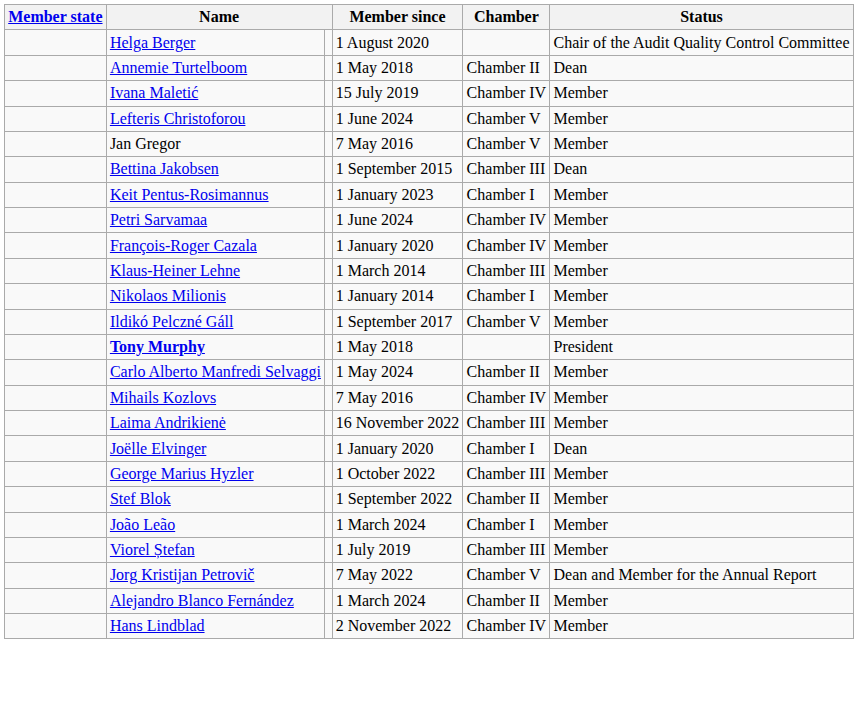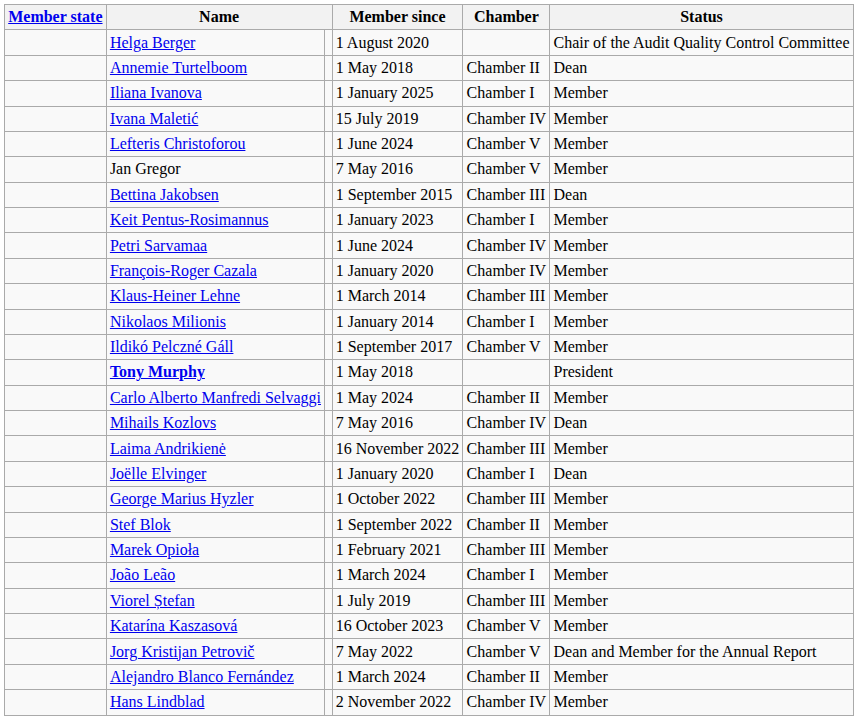+ row: (156, 93)
(581, 397) Member -> (570, 423) Dean
+ row: (155, 550)
+ row: (174, 626)
